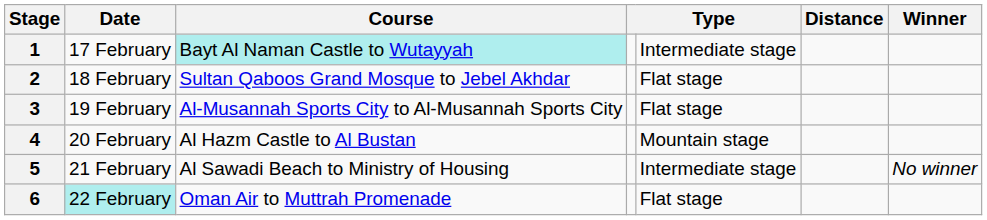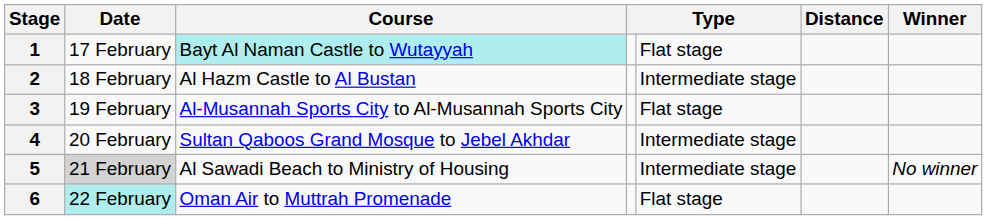(718, 49) Intermediate stage -> (681, 49) Flat stage
(375, 79) Sultan Qaboos Grand Mosque to Jebel Akhdar -> (298, 79) Al Hazm Castle to Al Bustan
(681, 79) Flat stage -> (718, 79) Intermediate stage
(298, 139) Al Hazm Castle to Al Bustan -> (375, 139) Sultan Qaboos Grand Mosque to Jebel Akhdar
(704, 139) Mountain stage -> (718, 139) Intermediate stage
(120, 169) no background -> (120, 169) lightgrey background
